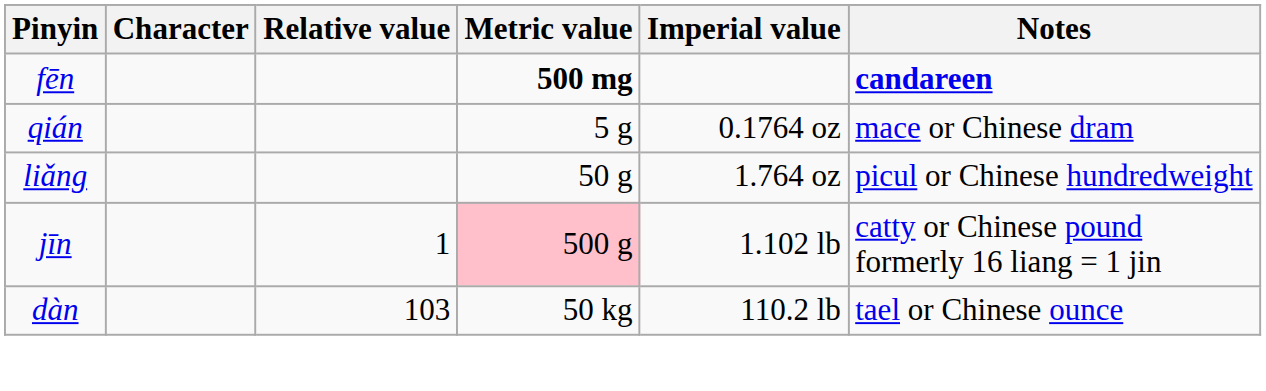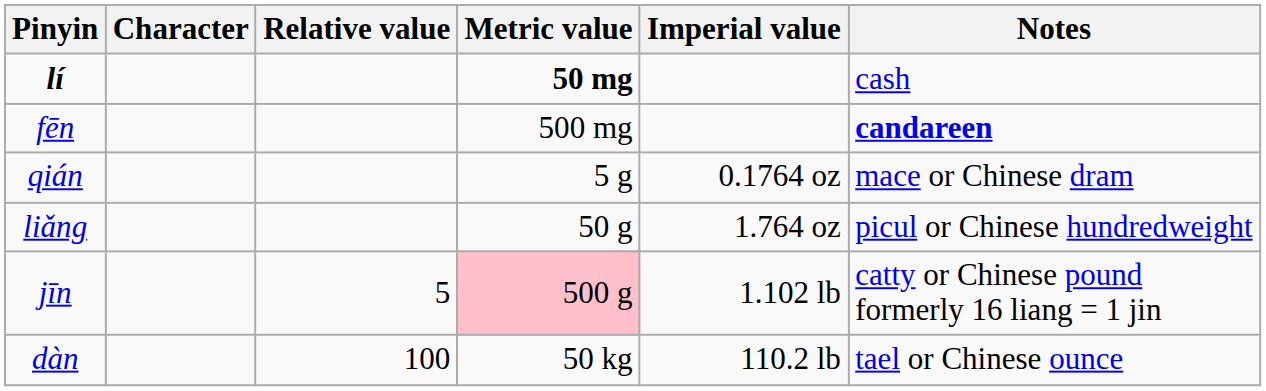+ row: (55, 78)
(585, 78) bold -> (586, 127) normal
(442, 243) 1 -> (442, 292) 5
(427, 310) 103 -> (427, 359) 100
